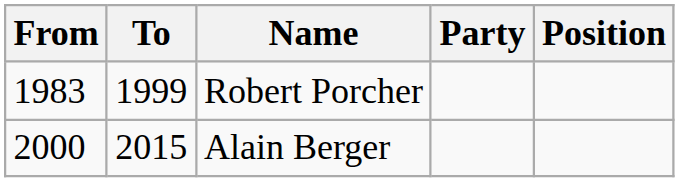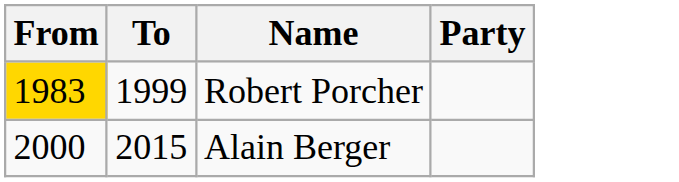- column: (604, 33)
(49, 90) no background -> (49, 90) gold background
